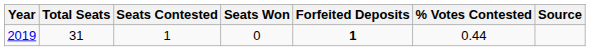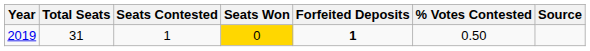(257, 35) no background -> (257, 35) gold background
(474, 35) 0.44 -> (474, 35) 0.50
